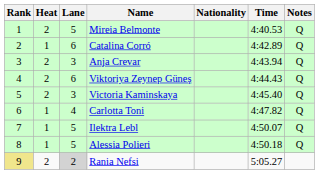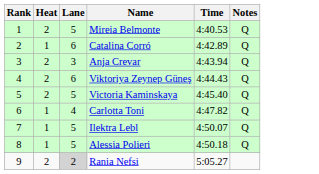- column: (221, 12)
(73, 95) 3 -> (73, 95) 5
(19, 161) khaki background -> (19, 161) no background
